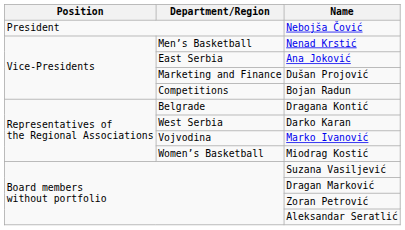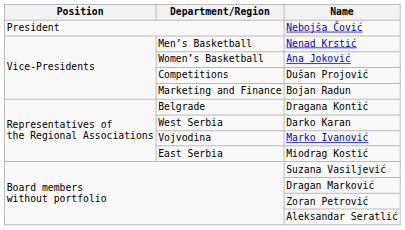(191, 60) East Serbia -> (211, 60) Women’s Basketball
(220, 76) Marketing and Finance -> (193, 76) Competitions
(193, 91) Competitions -> (220, 91) Marketing and Finance
(211, 154) Women’s Basketball -> (191, 154) East Serbia
